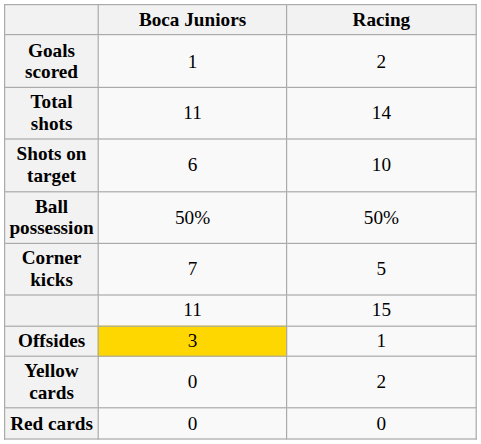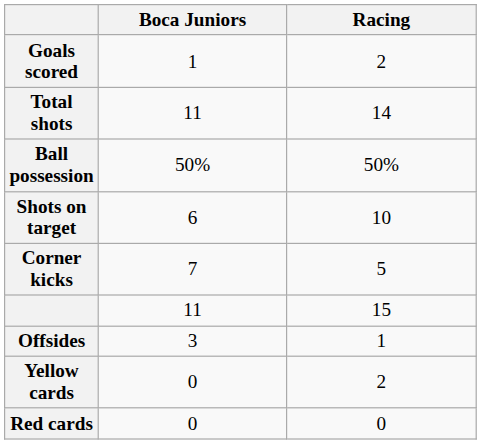rows swapped: (52, 165) <-> (52, 217)
(193, 340) gold background -> (193, 340) no background
